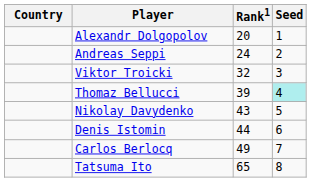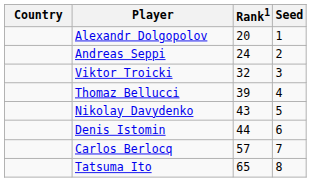(279, 92) paleturquoise background -> (279, 92) no background
(243, 149) 49 -> (243, 149) 57
